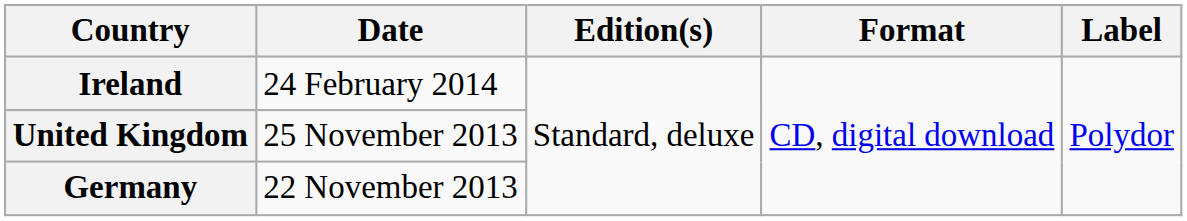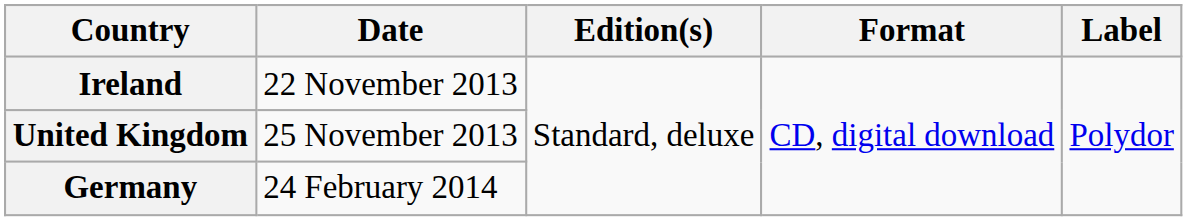(380, 82) 24 February 2014 -> (390, 82) 22 November 2013
(390, 187) 22 November 2013 -> (380, 187) 24 February 2014
